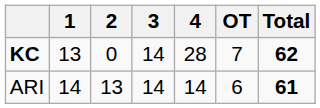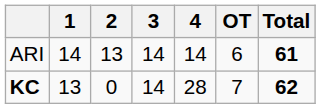rows swapped: (27, 86) <-> (25, 54)
